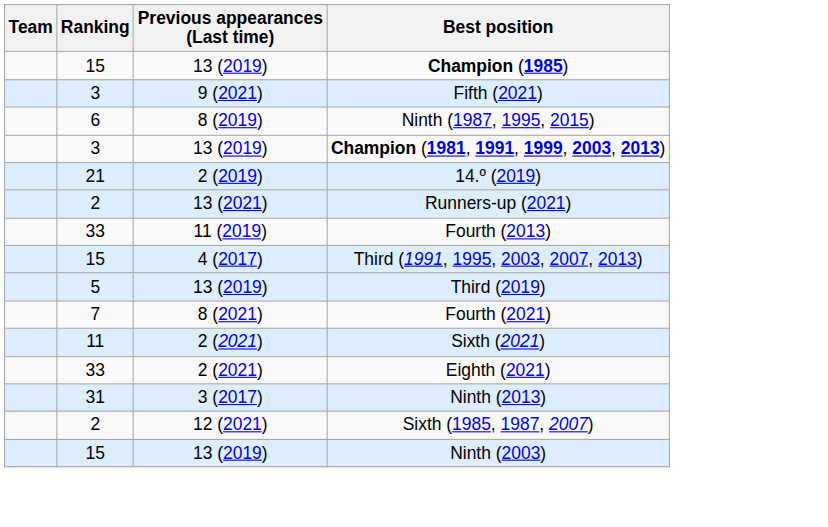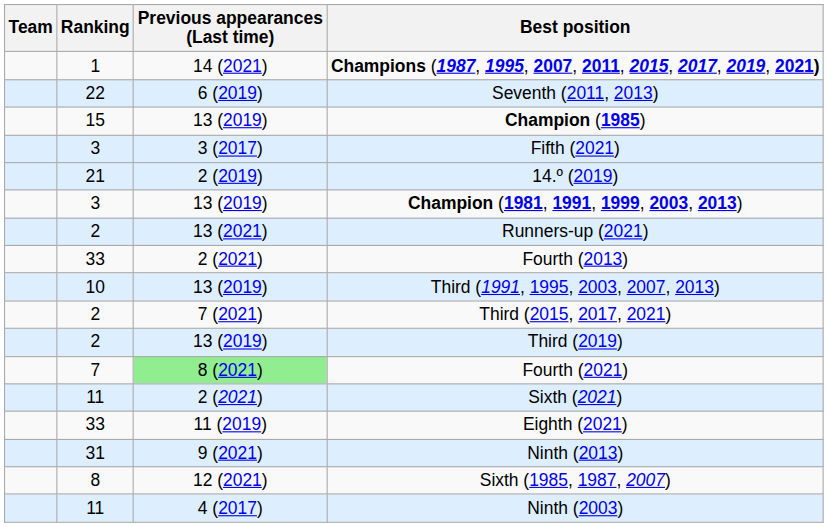+ row: (575, 65)
+ row: (575, 93)
(230, 93) 9 (2021) -> (230, 148) 3 (2017)
- row: (498, 120)
rows swapped: (498, 176) <-> (498, 148)
(230, 231) 11 (2019) -> (230, 259) 2 (2021)
(95, 259) 15 -> (95, 286) 10
(230, 259) 4 (2017) -> (230, 286) 13 (2019)
+ row: (575, 314)
(95, 286) 5 -> (95, 342) 2
(230, 314) no background -> (230, 369) lightgreen background
(230, 369) 2 (2021) -> (230, 425) 11 (2019)
(230, 397) 3 (2017) -> (230, 452) 9 (2021)
(95, 425) 2 -> (95, 480) 8
(95, 452) 15 -> (95, 508) 11
(230, 452) 13 (2019) -> (230, 508) 4 (2017)
